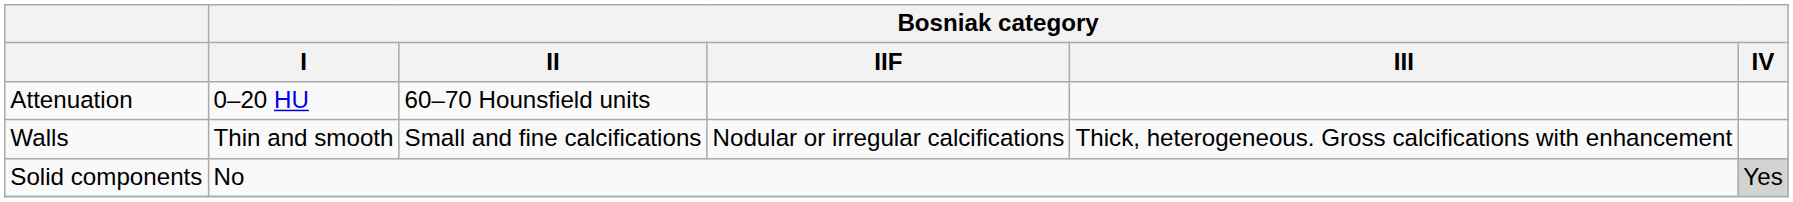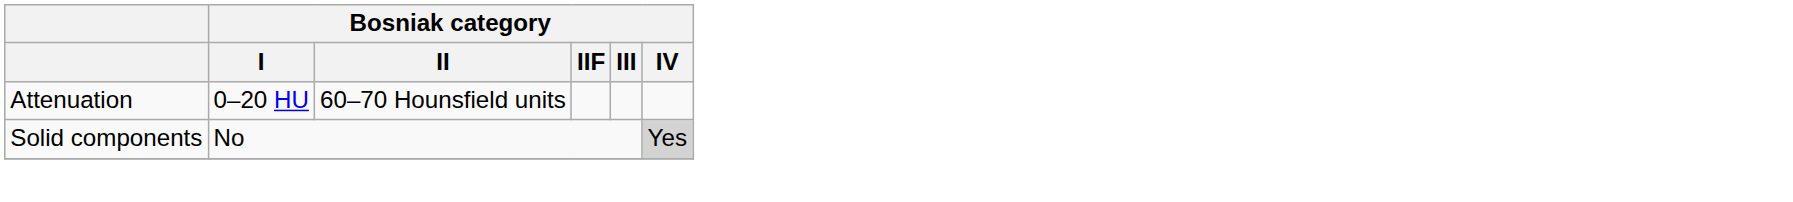- row: (39, 138)
